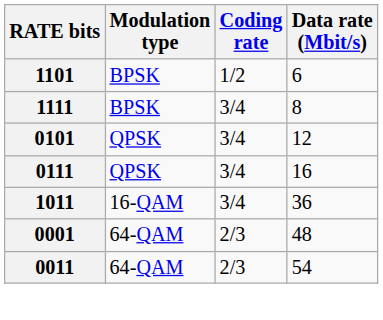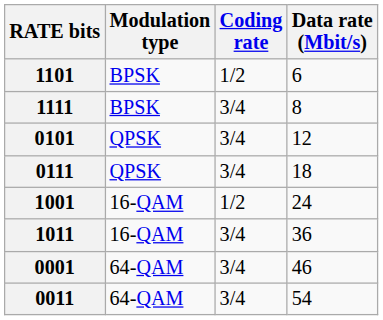(302, 171) 16 -> (302, 171) 18
+ row: (55, 203)
(233, 235) 2/3 -> (233, 266) 3/4
(302, 235) 48 -> (302, 266) 46
(233, 266) 2/3 -> (233, 298) 3/4
